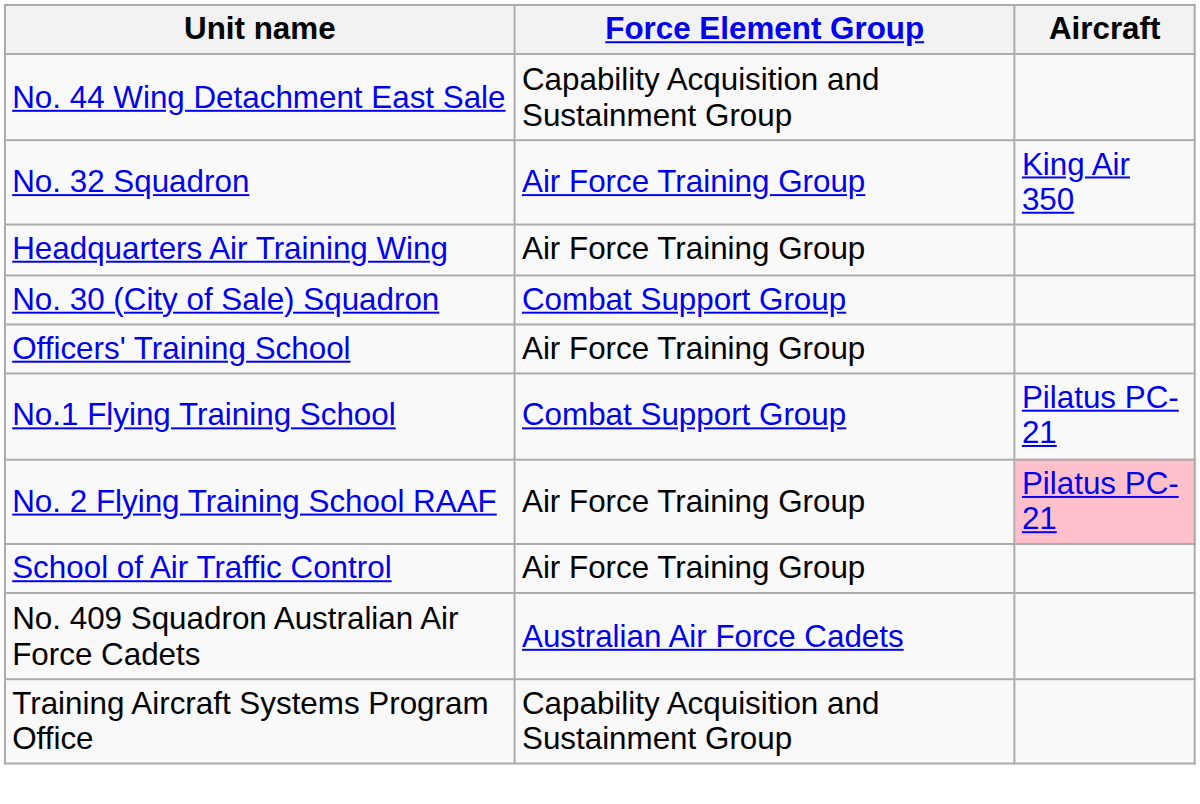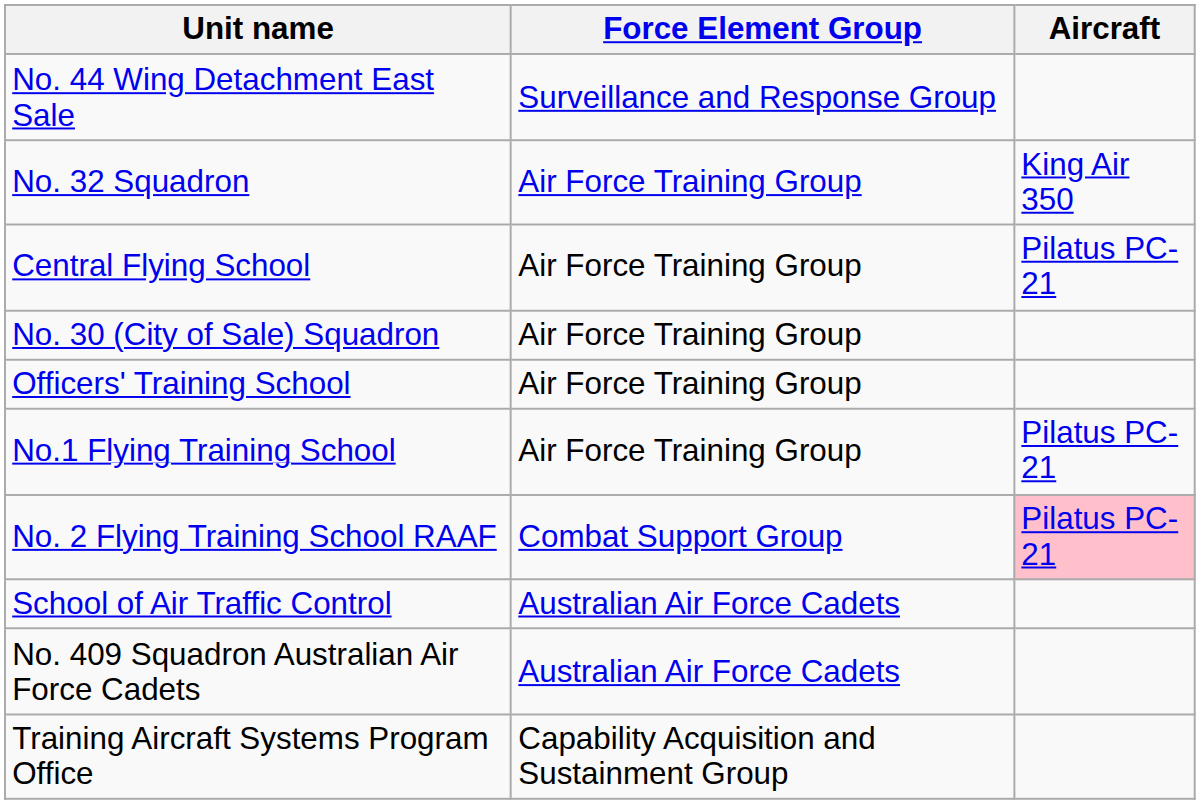(701, 96) Capability Acquisition and Sustainment Group -> (757, 96) Surveillance and Response Group
- row: (230, 249)
+ row: (161, 266)
(684, 298) Combat Support Group -> (690, 334) Air Force Training Group
(684, 415) Combat Support Group -> (690, 451) Air Force Training Group
(694, 500) Air Force Training Group -> (680, 536) Combat Support Group
(694, 568) Air Force Training Group -> (709, 603) Australian Air Force Cadets
